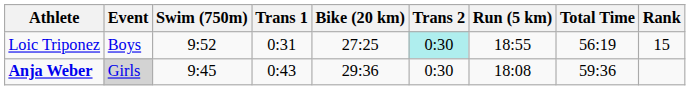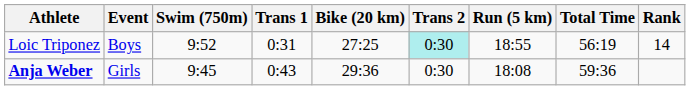(662, 45) 15 -> (662, 45) 14
(124, 71) lightgrey background -> (124, 71) no background
